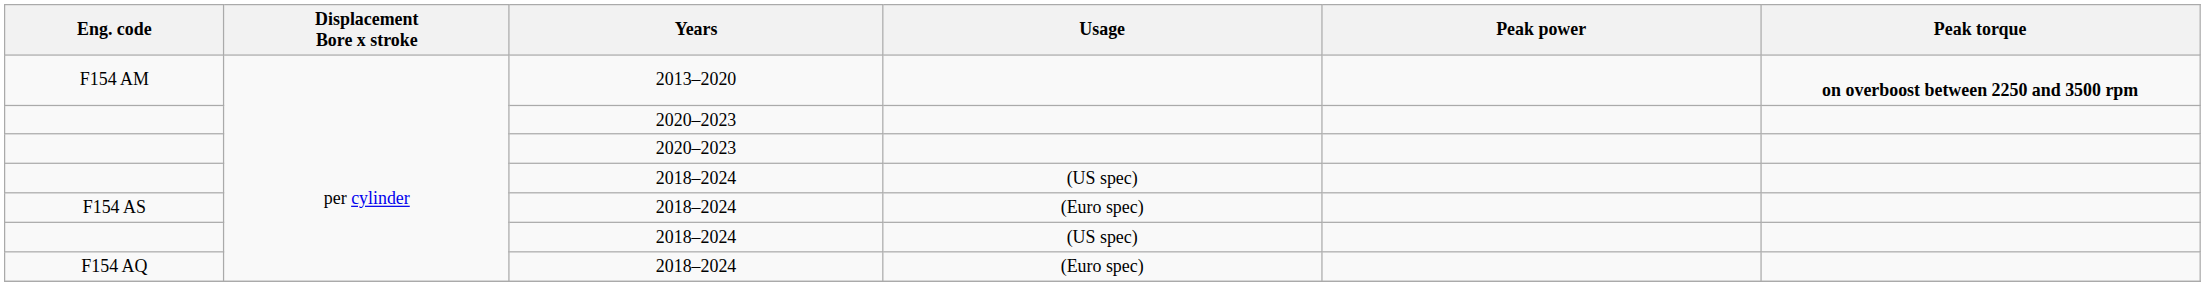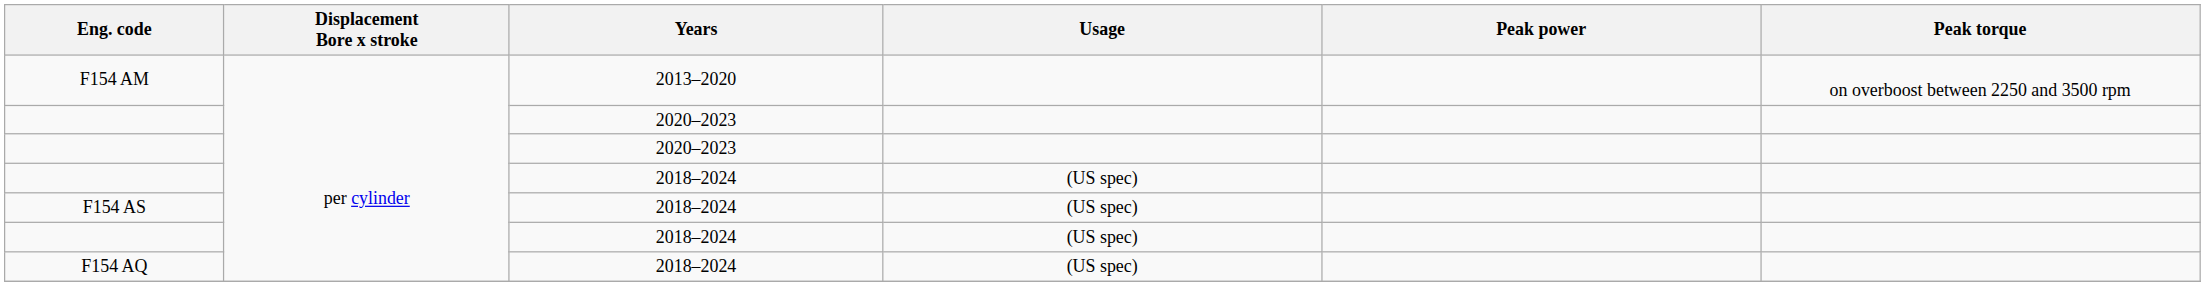(1980, 89) bold -> (1980, 89) normal
(1102, 206) (Euro spec) -> (1102, 206) (US spec)
(1102, 265) (Euro spec) -> (1102, 265) (US spec)
